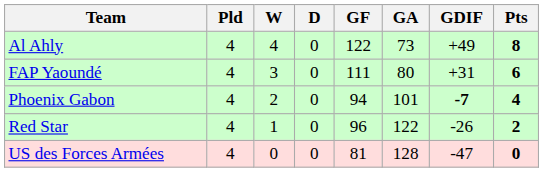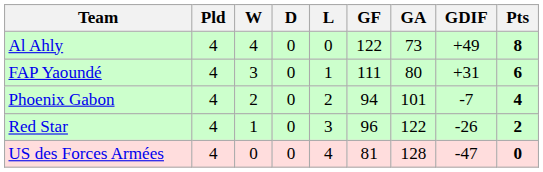+ column: (328, 18)
(462, 99) bold -> (466, 99) normal
